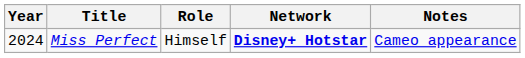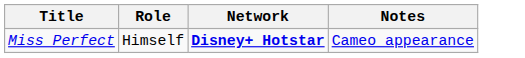- column: (26, 17)
